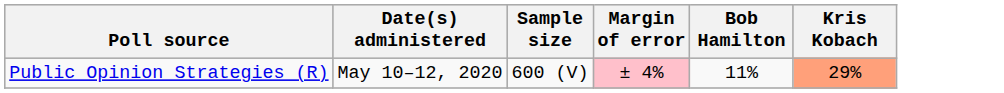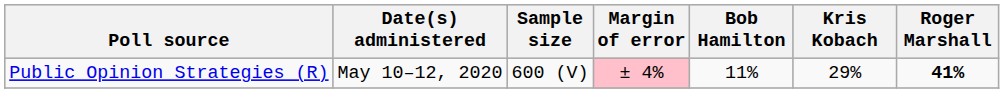+ column: (948, 31)
(845, 73) lightsalmon background -> (845, 73) no background
